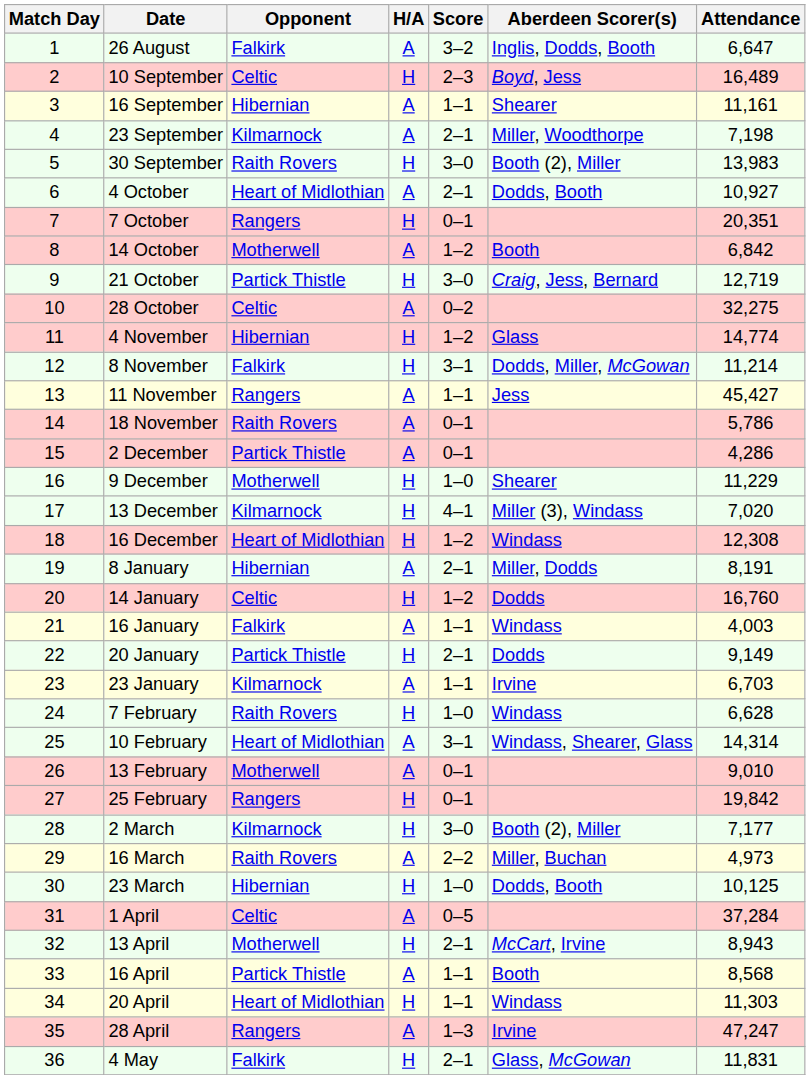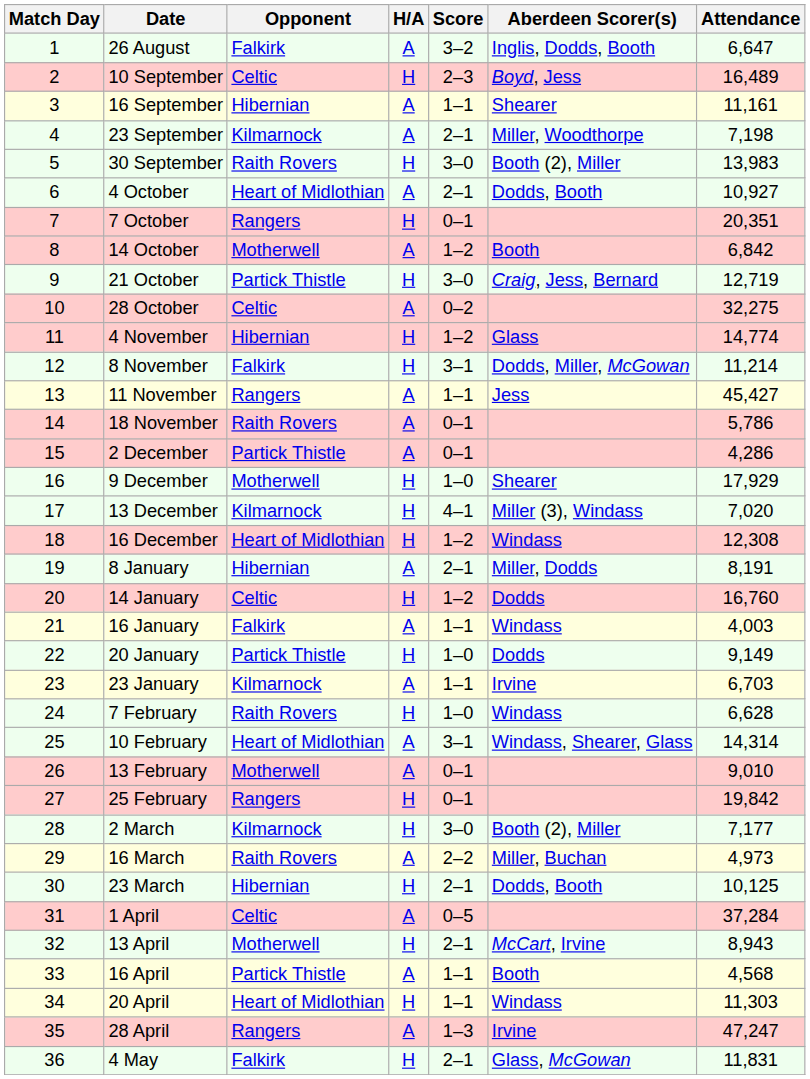(751, 481) 11,229 -> (751, 481) 17,929
(458, 655) 2–1 -> (458, 655) 1–0
(458, 886) 1–0 -> (458, 886) 2–1
(751, 973) 8,568 -> (751, 973) 4,568
